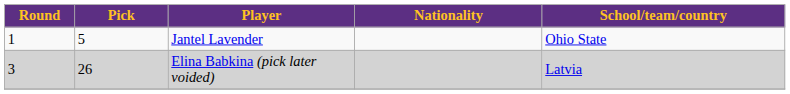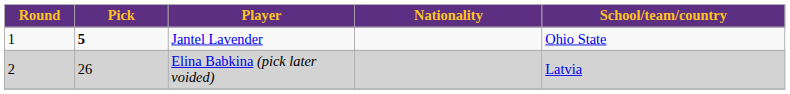(81, 38) normal -> (81, 38) bold
(11, 69) 3 -> (11, 69) 2
